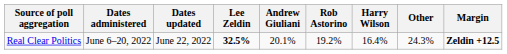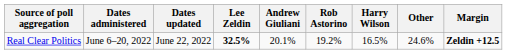(375, 41) 16.4% -> (375, 41) 16.5%
(421, 41) 24.3% -> (421, 41) 24.6%
